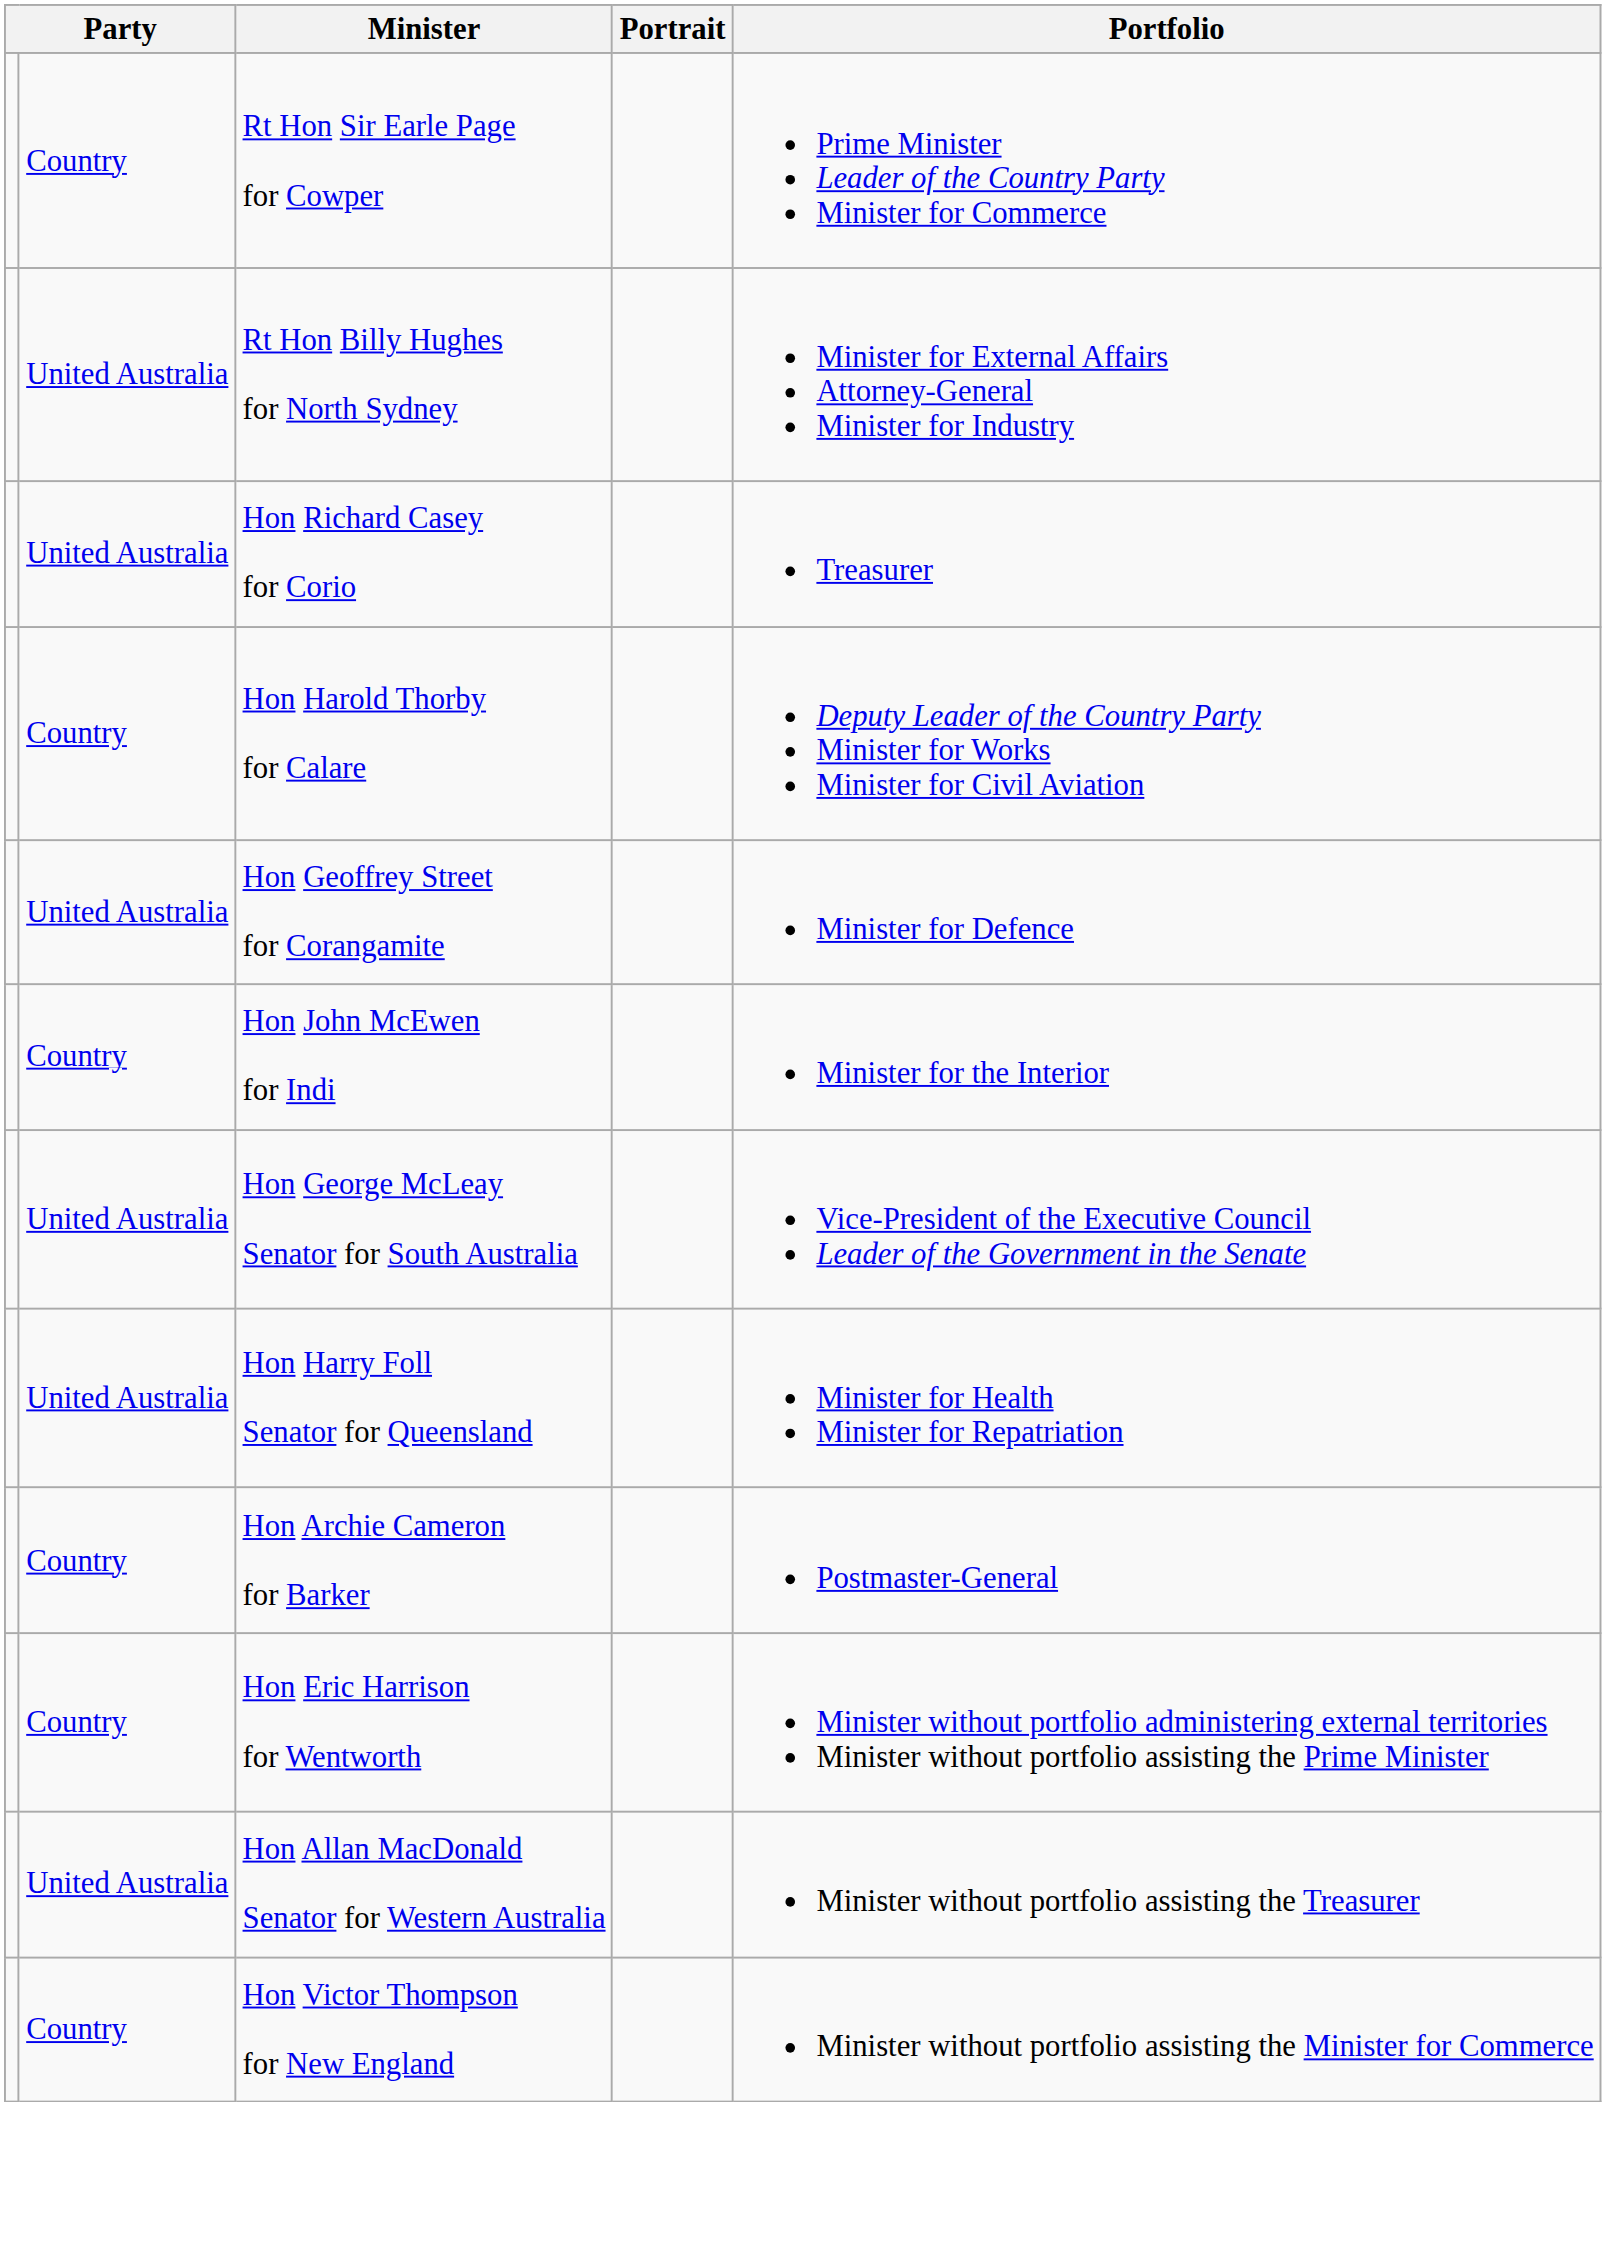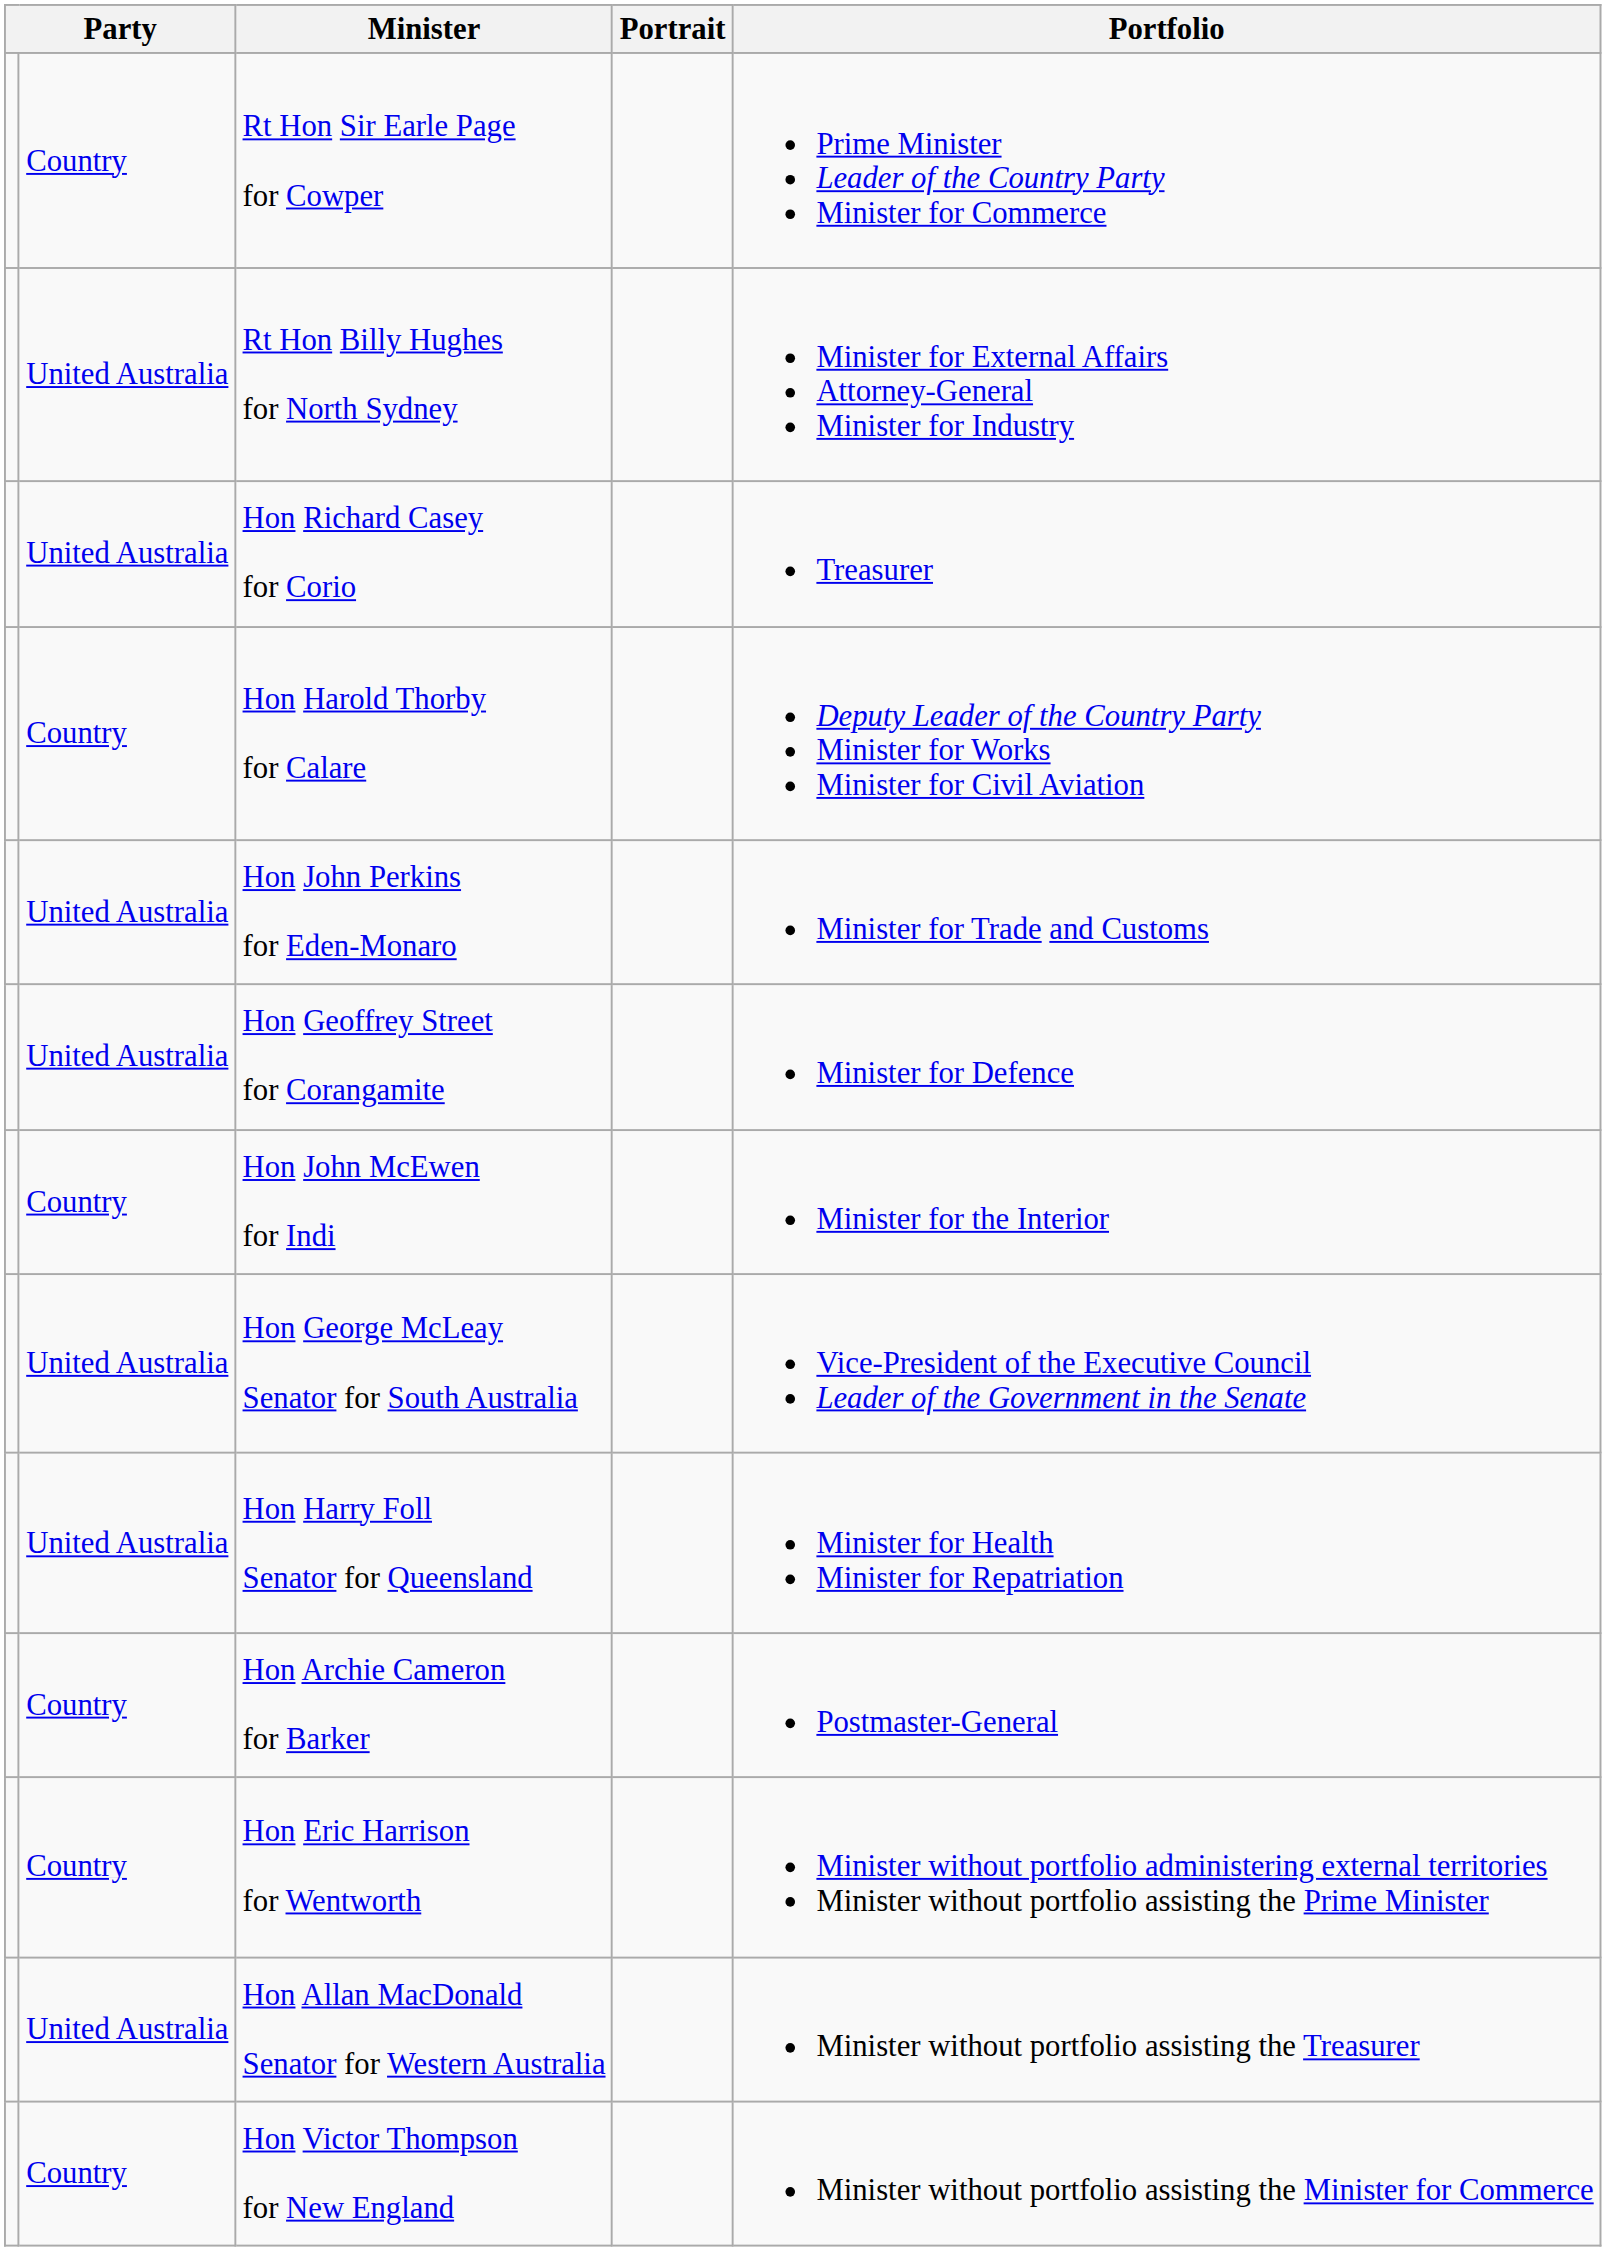+ row: (352, 911)
